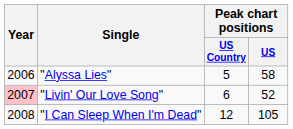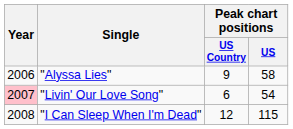(226, 75) 5 -> (226, 75) 9
(268, 95) 52 -> (268, 95) 54
(268, 114) 105 -> (268, 114) 115
